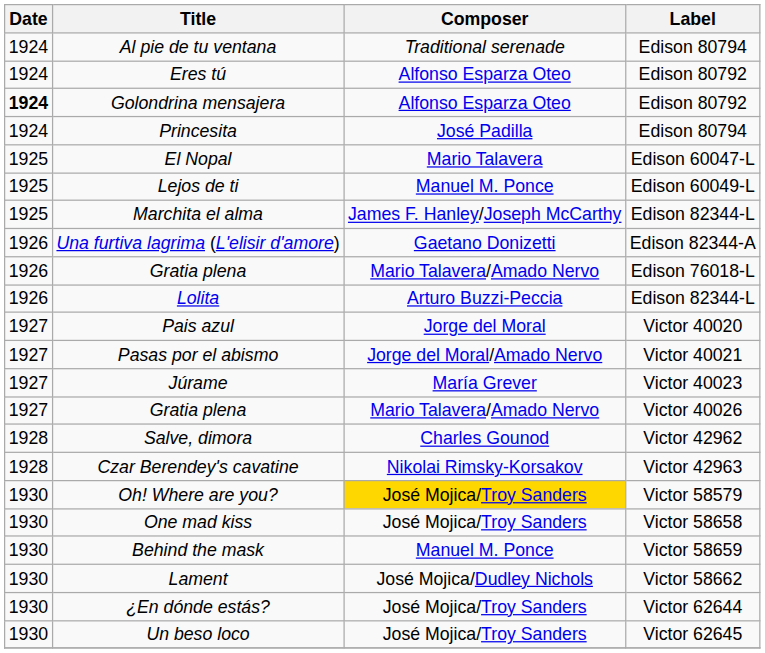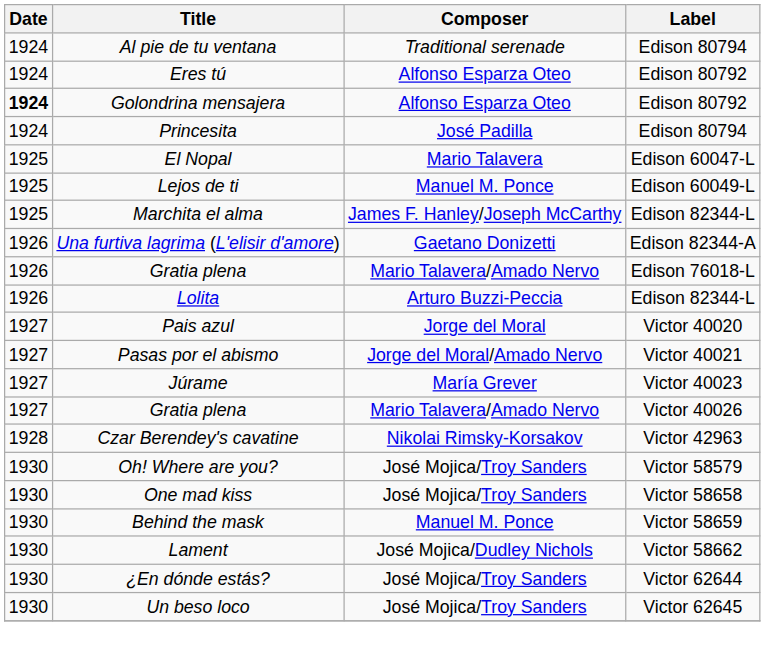- row: (198, 439)
(485, 495) gold background -> (485, 467) no background
